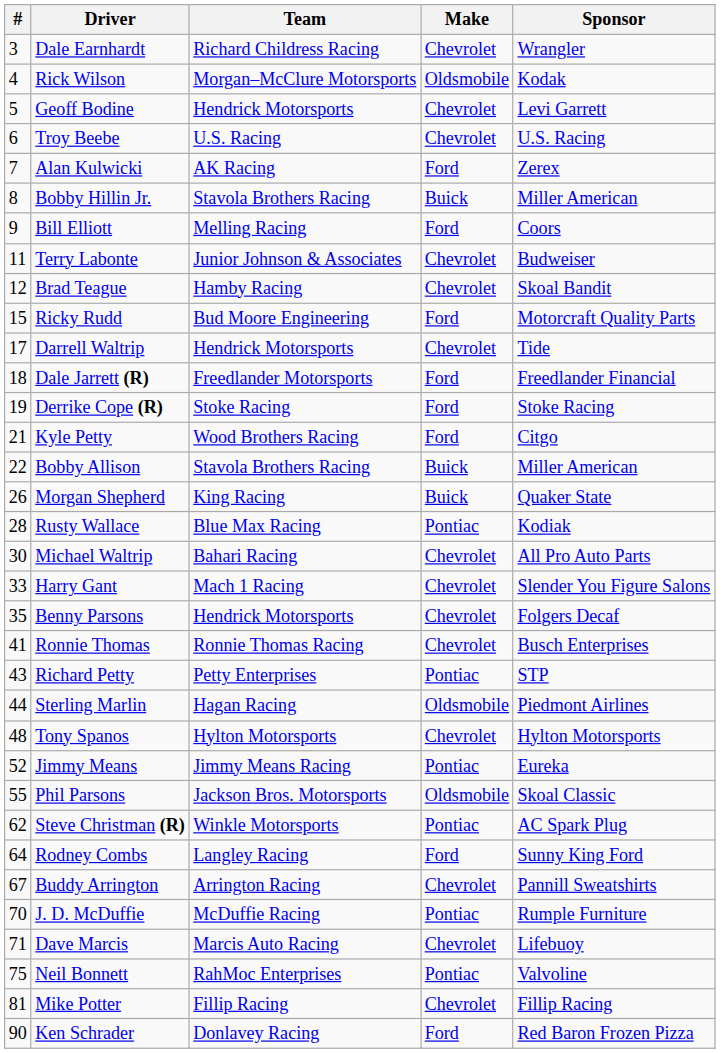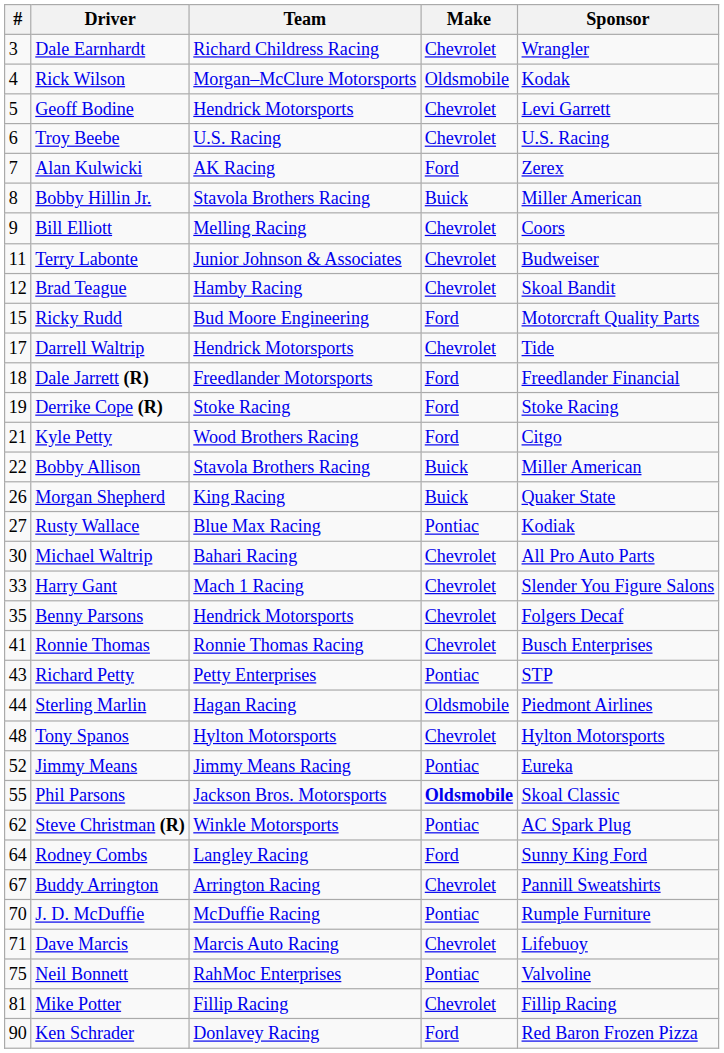(442, 228) Ford -> (460, 228) Chevrolet
(18, 526) 28 -> (18, 526) 27
(467, 795) normal -> (469, 795) bold
